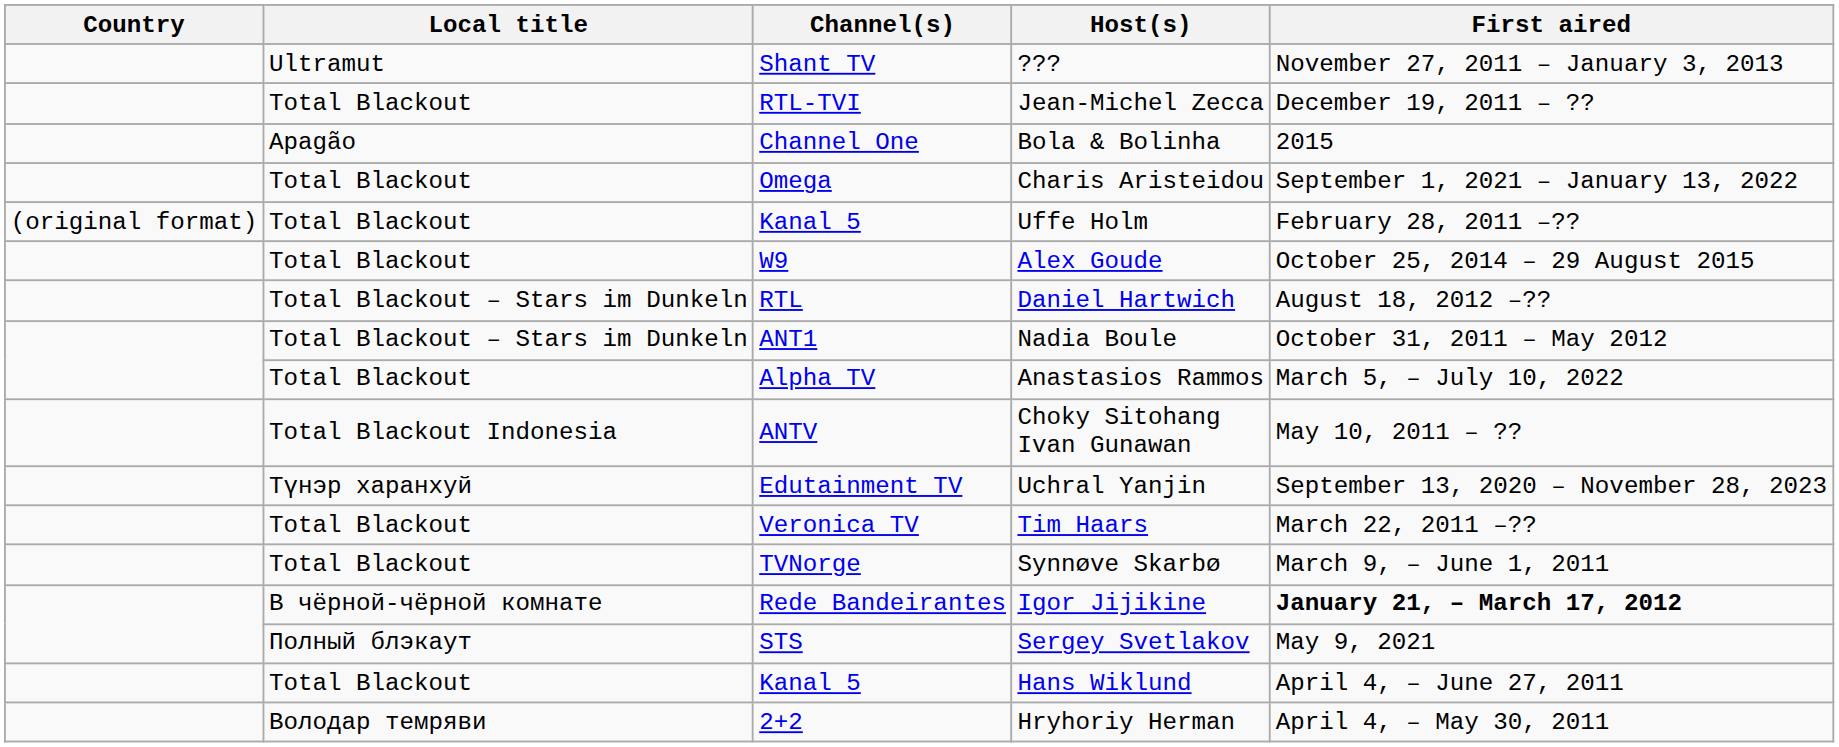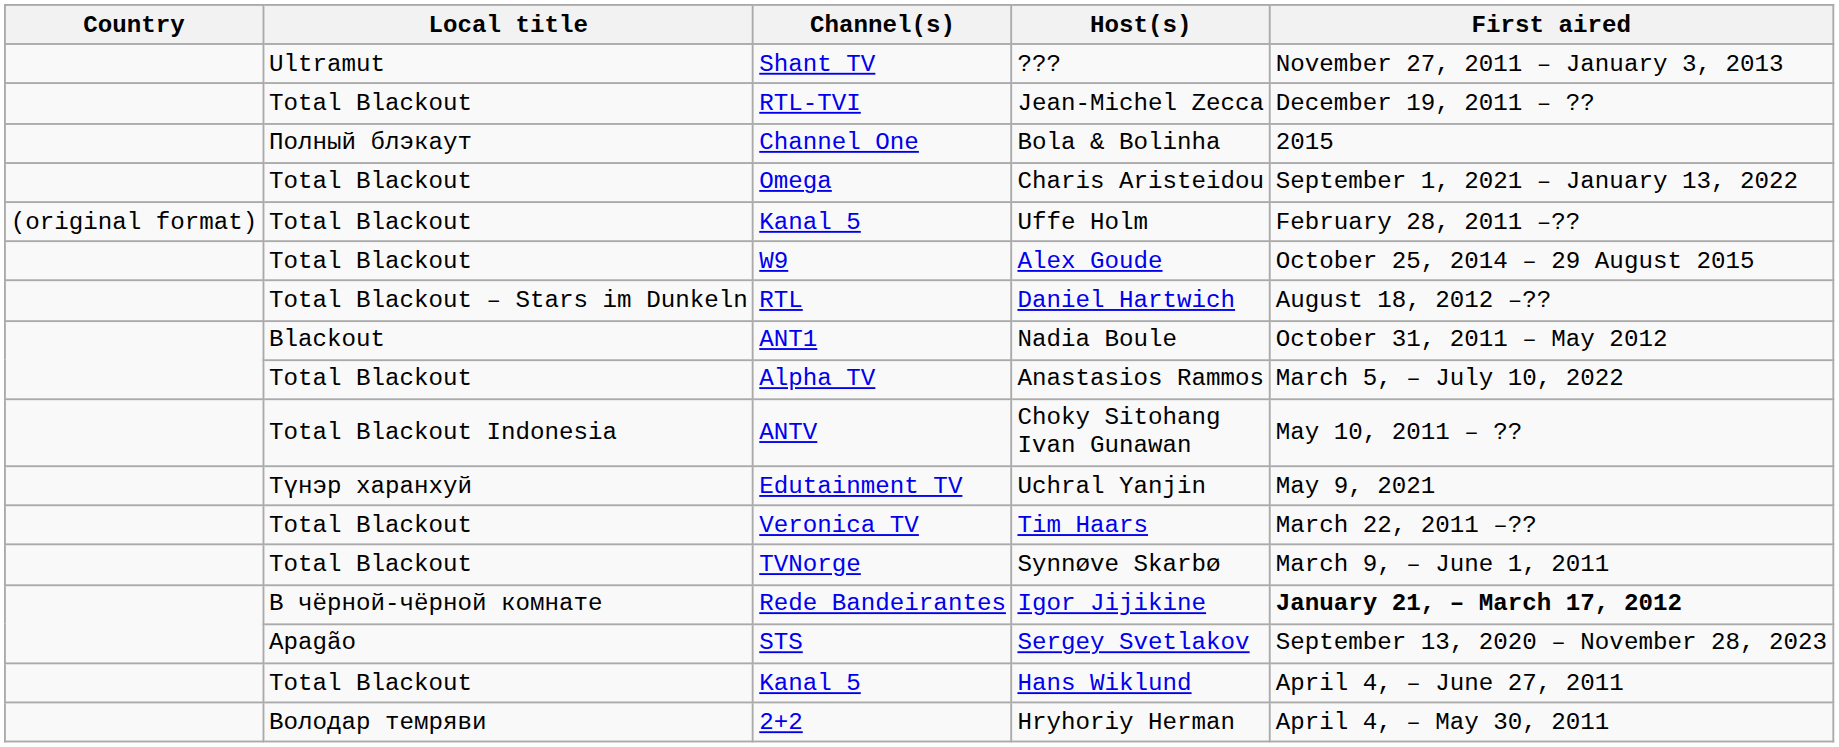(312, 143) Apagão -> (370, 143) Полный блэкаут
(508, 340) Total Blackout – Stars im Dunkeln -> (327, 340) Blackout
(1551, 486) September 13, 2020 – November 28, 2023 -> (1355, 486) May 9, 2021
(370, 644) Полный блэкаут -> (312, 644) Apagão
(1355, 644) May 9, 2021 -> (1551, 644) September 13, 2020 – November 28, 2023
